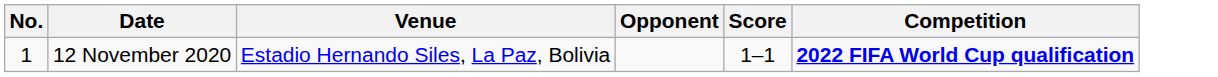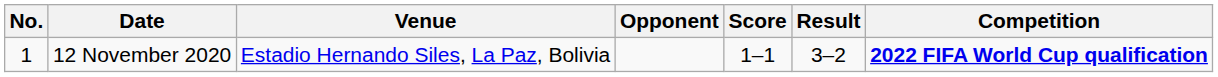+ column: (828, 21)
